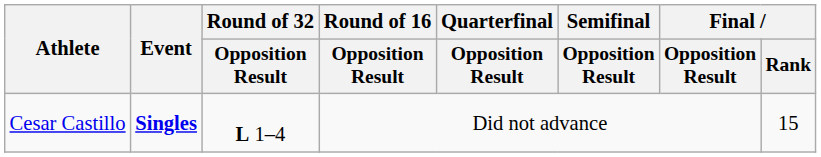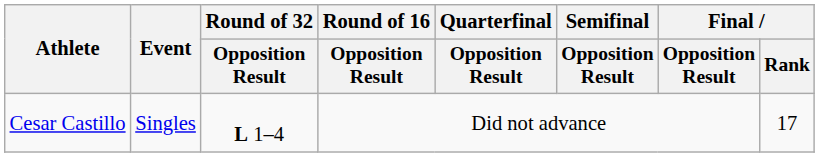(166, 122) bold -> (166, 122) normal
(788, 122) 15 -> (787, 122) 17
